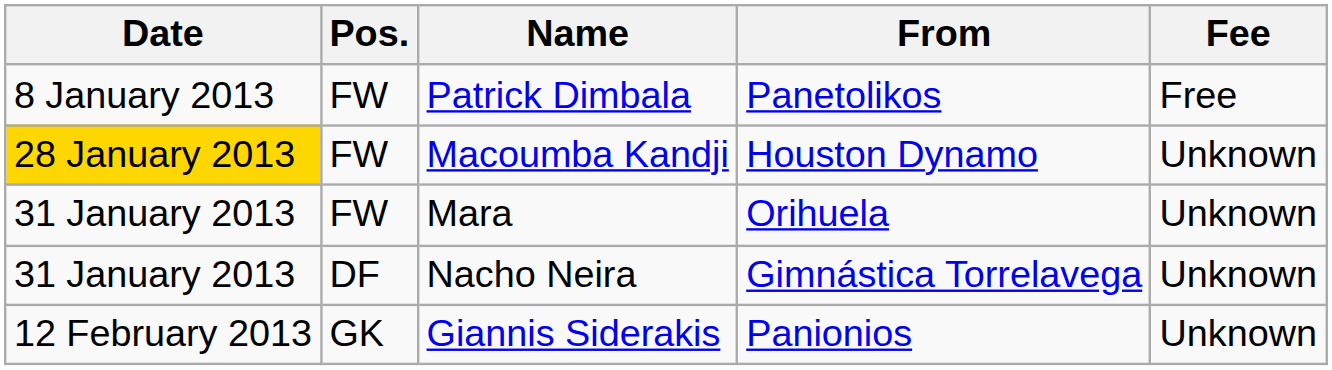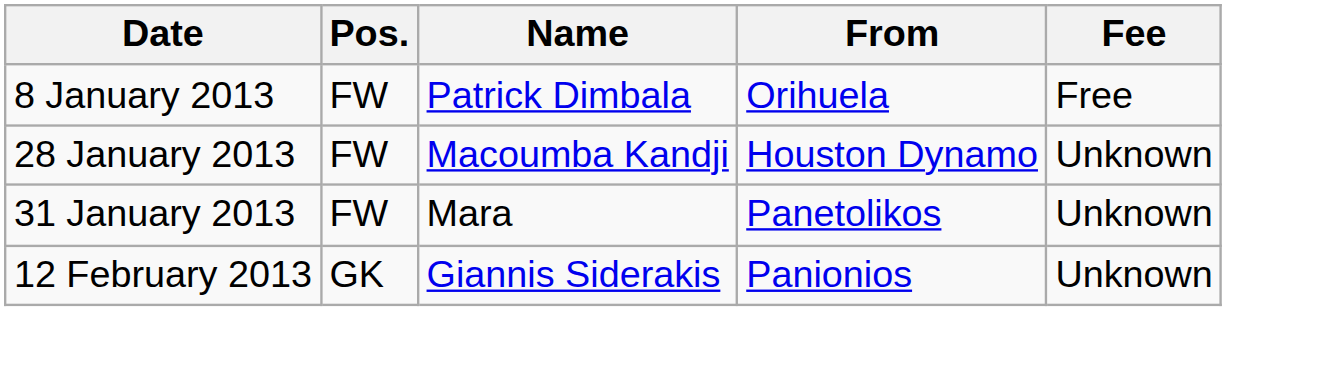(844, 94) Panetolikos -> (818, 94) Orihuela
(155, 154) gold background -> (155, 154) no background
(818, 214) Orihuela -> (844, 214) Panetolikos
- row: (531, 273)
